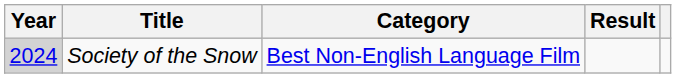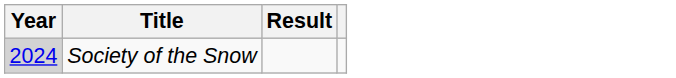- column: (423, 21)
